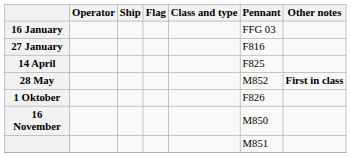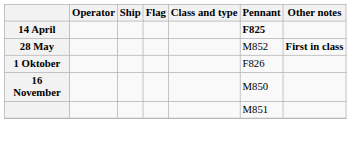- row: (37, 30)
- row: (37, 47)
(254, 64) normal -> (254, 30) bold
